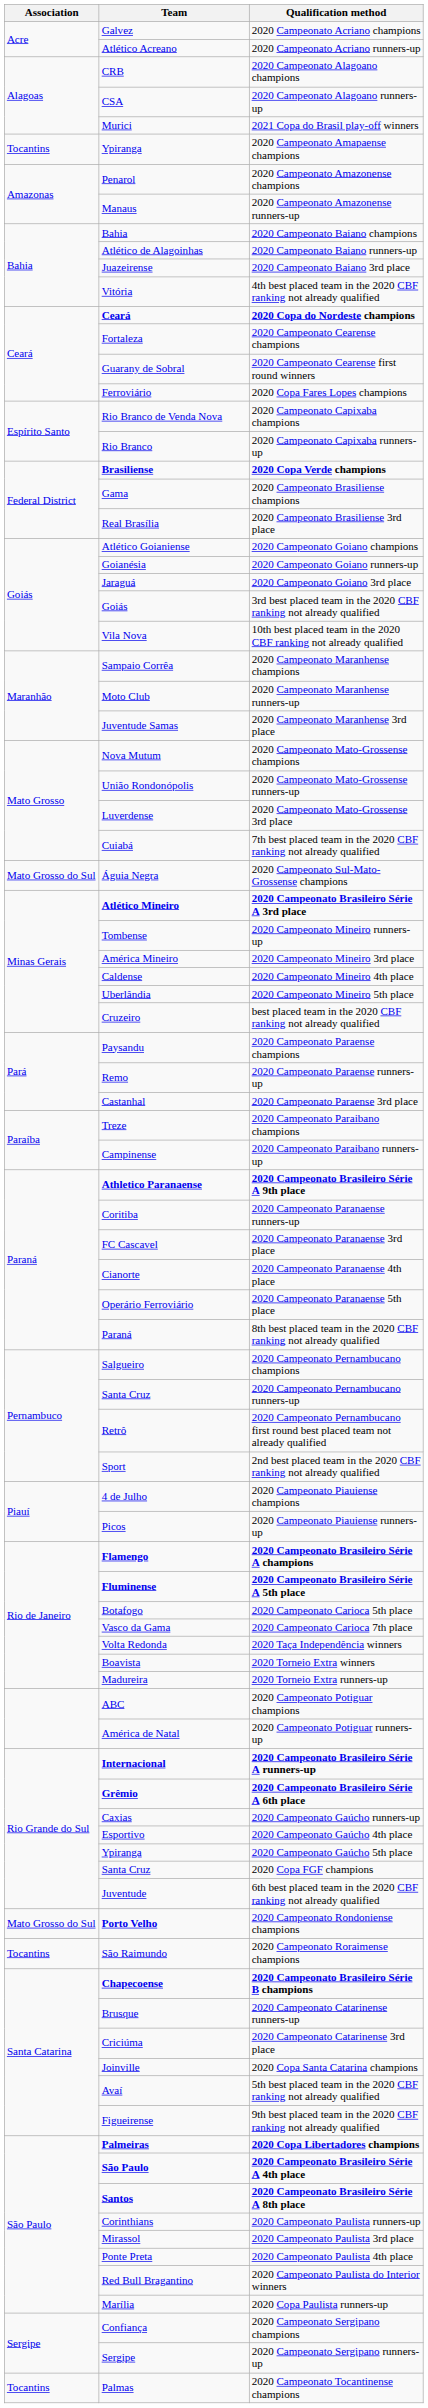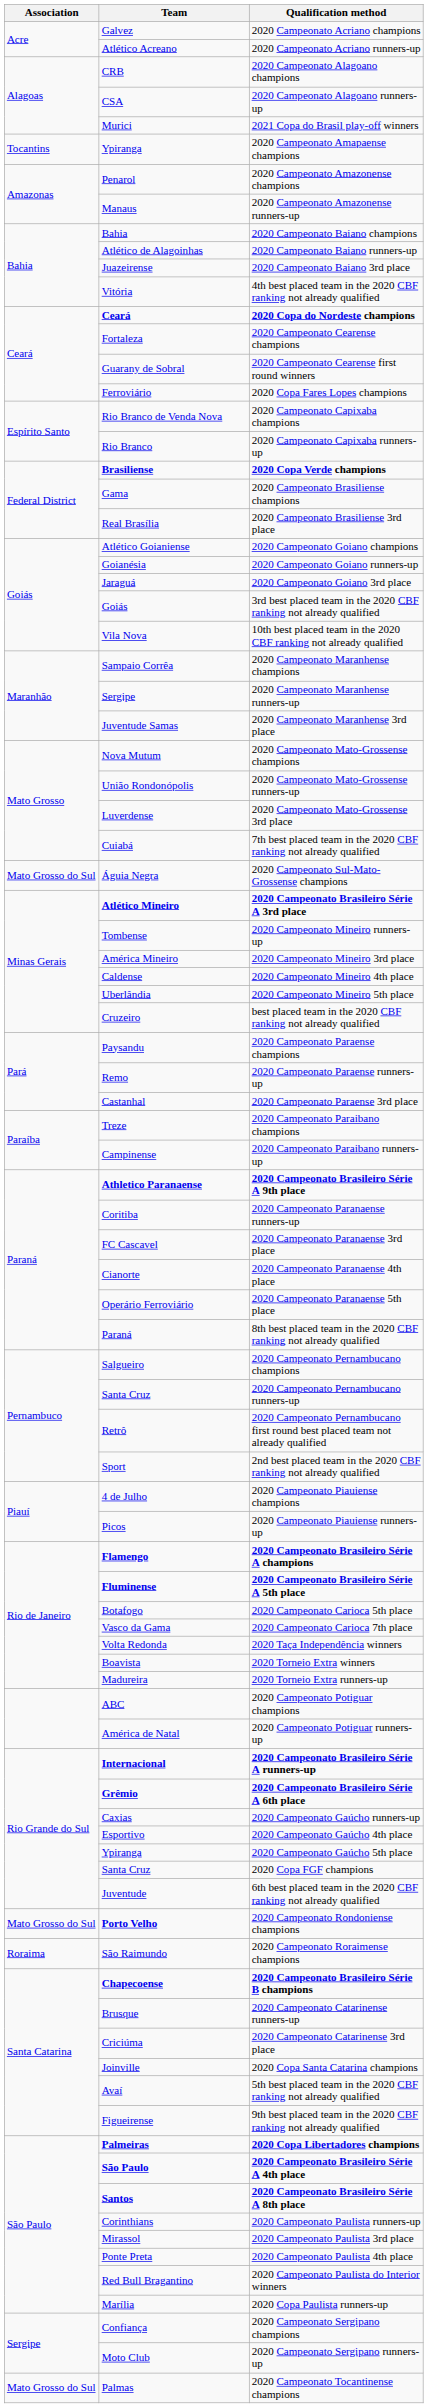(126, 696) Moto Club -> (118, 696) Sergipe
(28, 1953) Tocantins -> (26, 1953) Roraima
(118, 2357) Sergipe -> (126, 2357) Moto Club
(28, 2387) Tocantins -> (51, 2387) Mato Grosso do Sul
